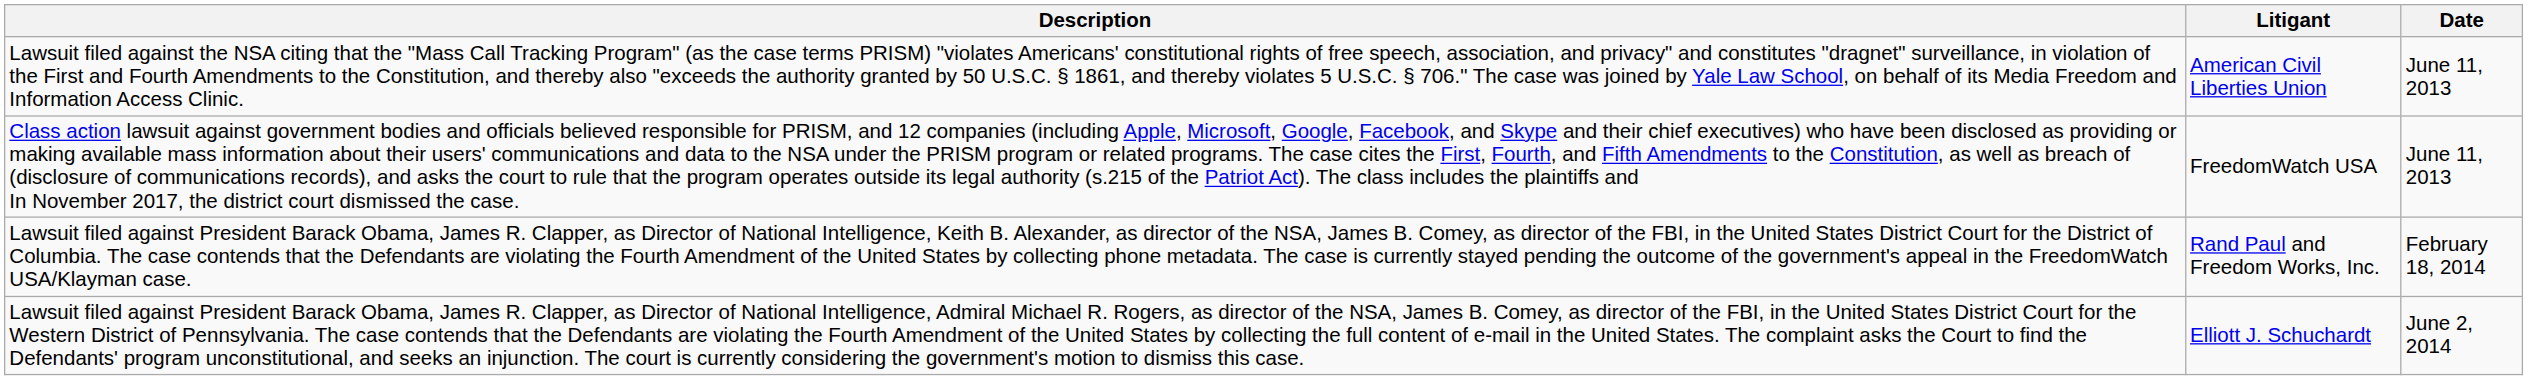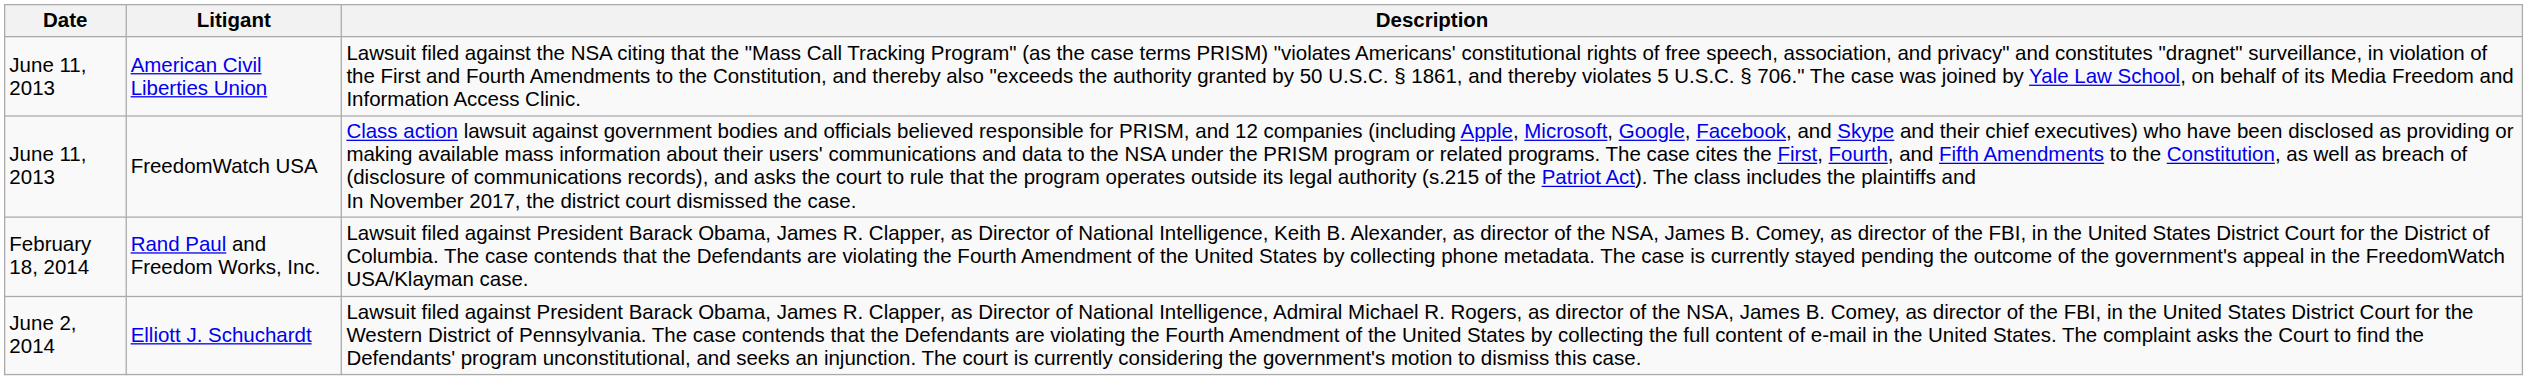columns swapped: (2462, 20) <-> (1095, 20)
